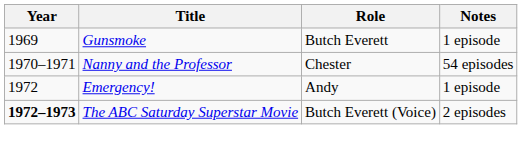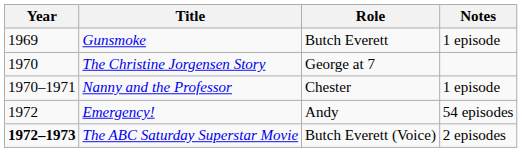+ row: (174, 64)
(478, 64) 54 episodes -> (471, 87) 1 episode
(471, 87) 1 episode -> (478, 111) 54 episodes
